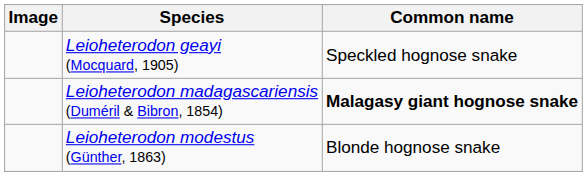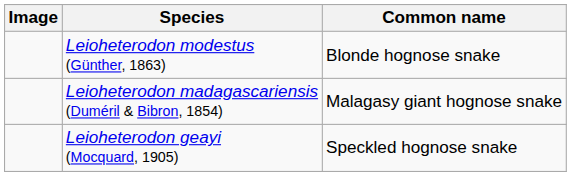rows swapped: (143, 54) <-> (160, 147)
(452, 101) bold -> (444, 101) normal
